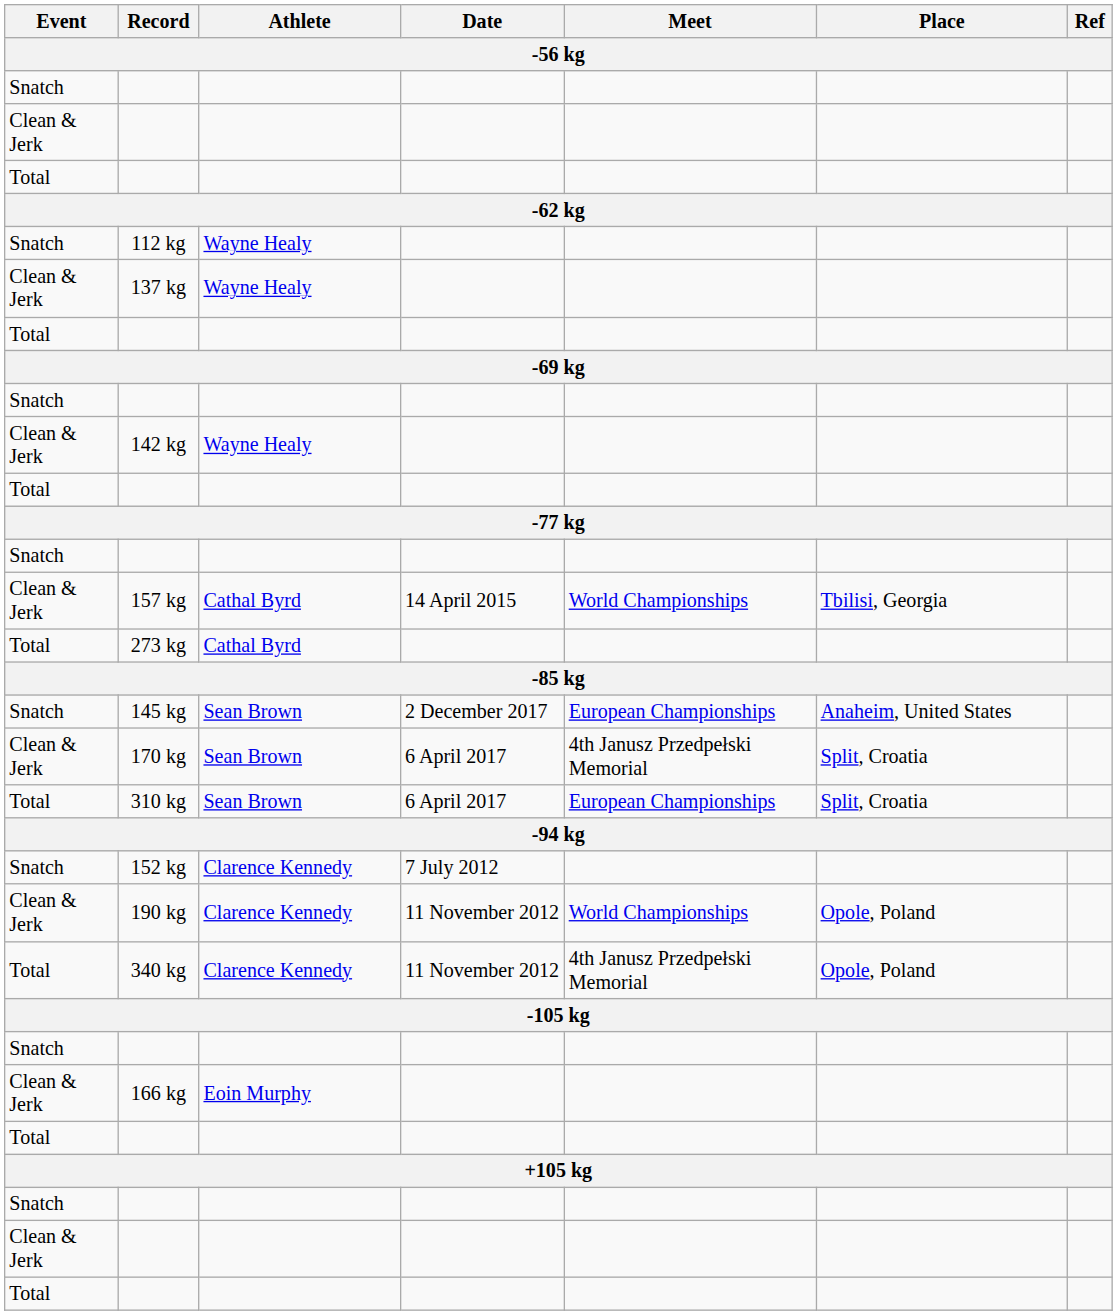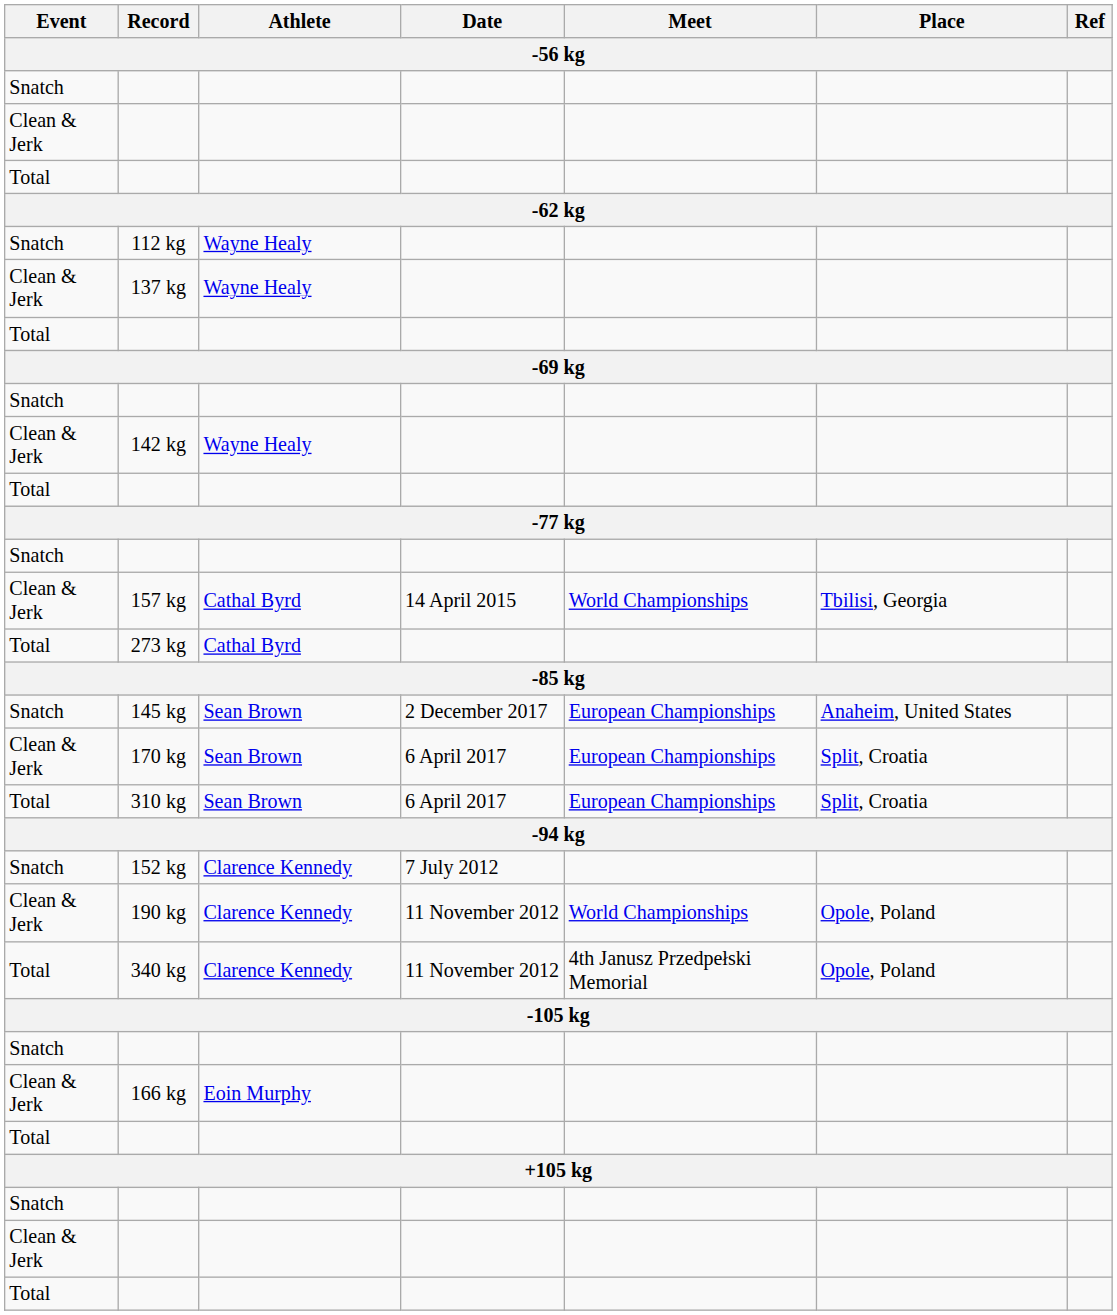(660, 756) 4th Janusz Przedpełski Memorial -> (672, 756) European Championships
